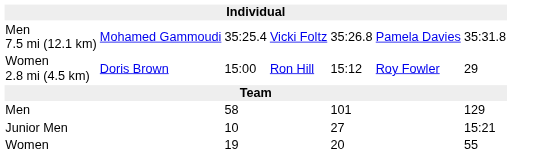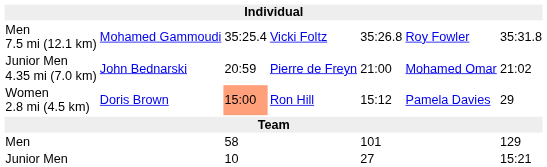(418, 37) Pamela Davies -> (437, 37) Roy Fowler
+ row: (51, 68)
(240, 68) no background -> (240, 100) lightsalmon background
(408, 68) Roy Fowler -> (448, 100) Pamela Davies
- row: (27, 145)
